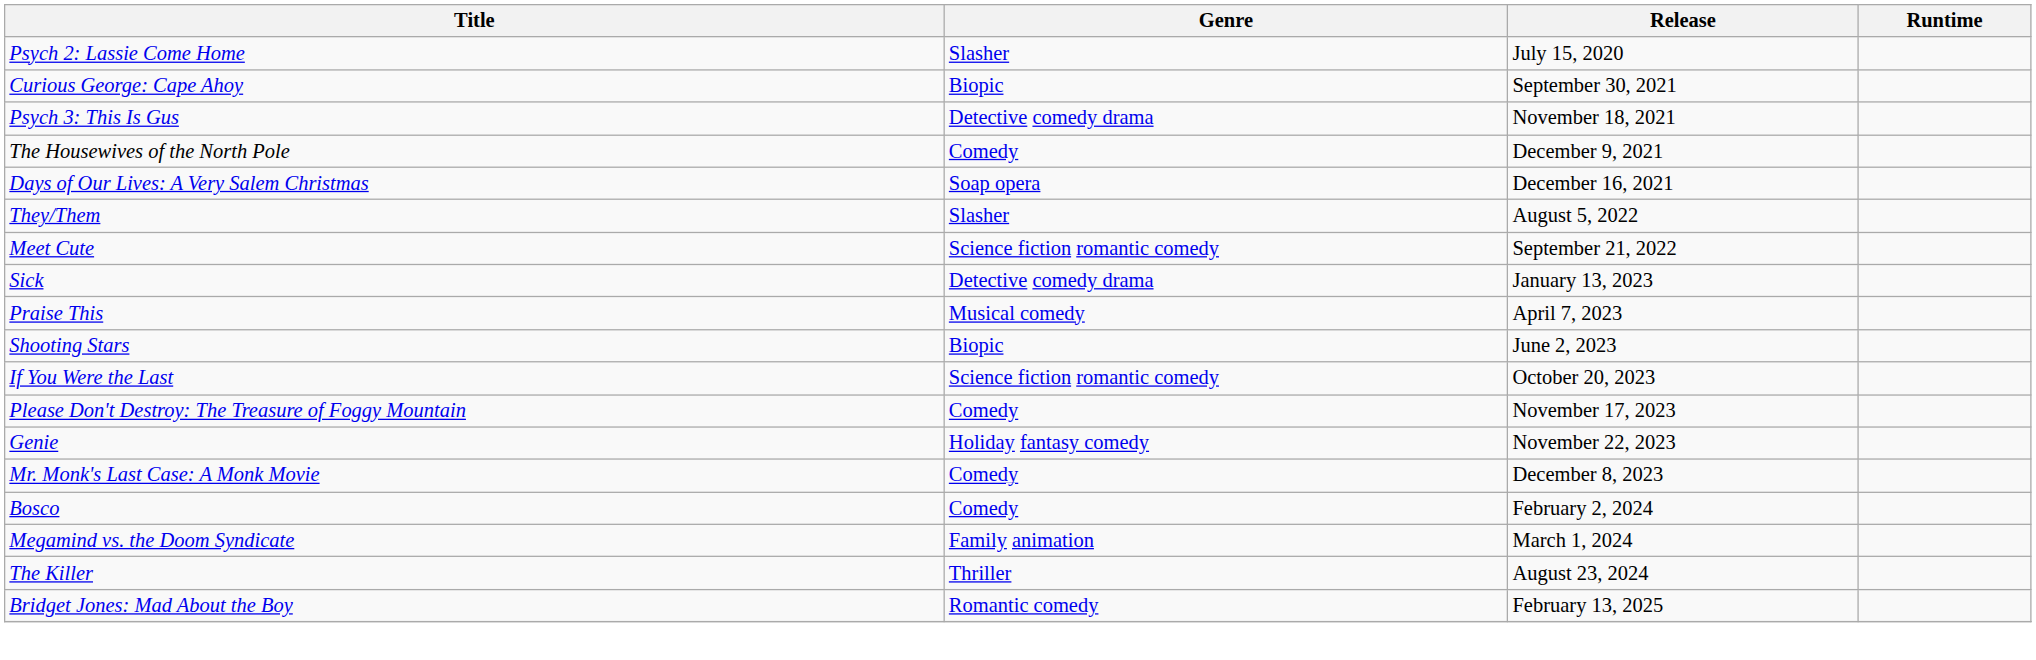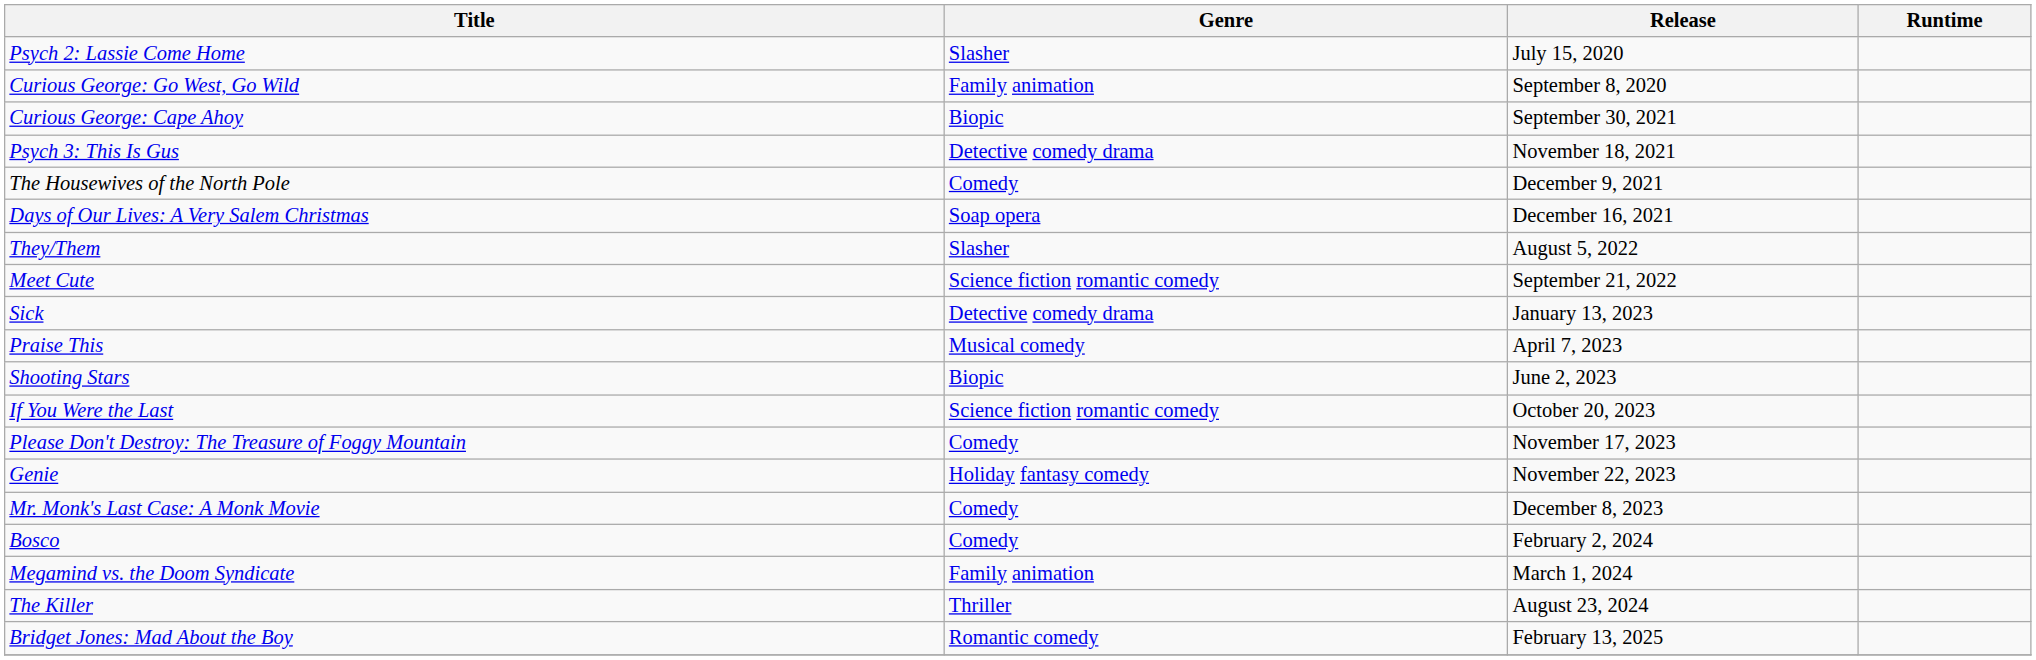+ row: (154, 85)
